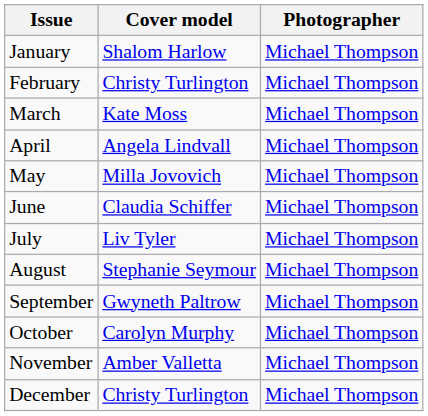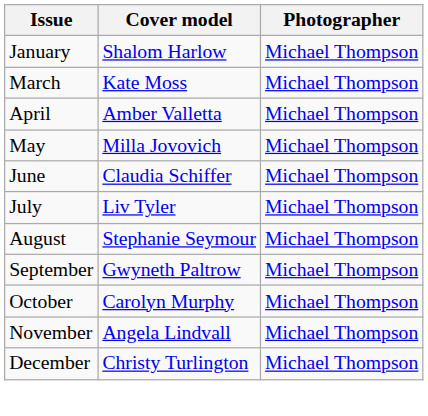- row: (45, 82)
(167, 144) Angela Lindvall -> (162, 113) Amber Valletta
(162, 363) Amber Valletta -> (167, 332) Angela Lindvall
